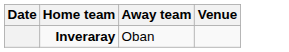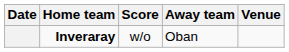+ column: (140, 15)
